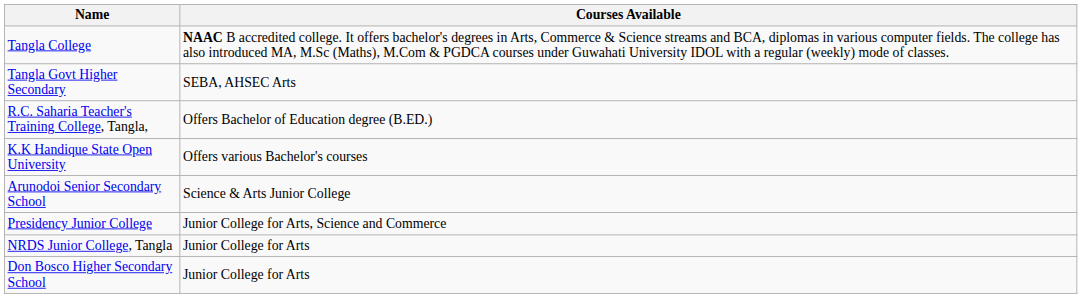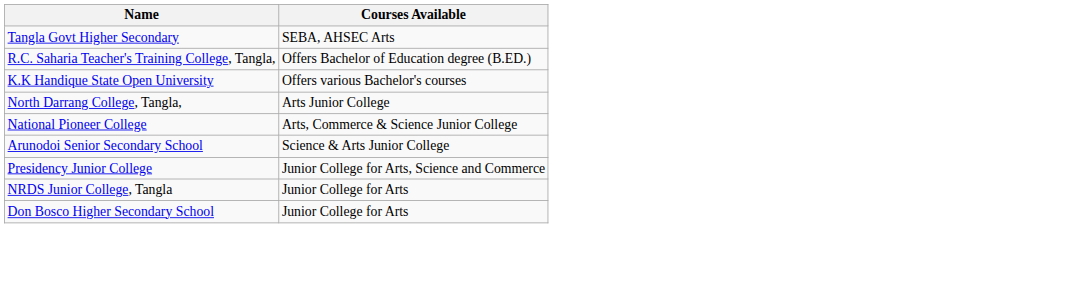- row: (49, 44)
+ row: (95, 102)
+ row: (77, 124)
